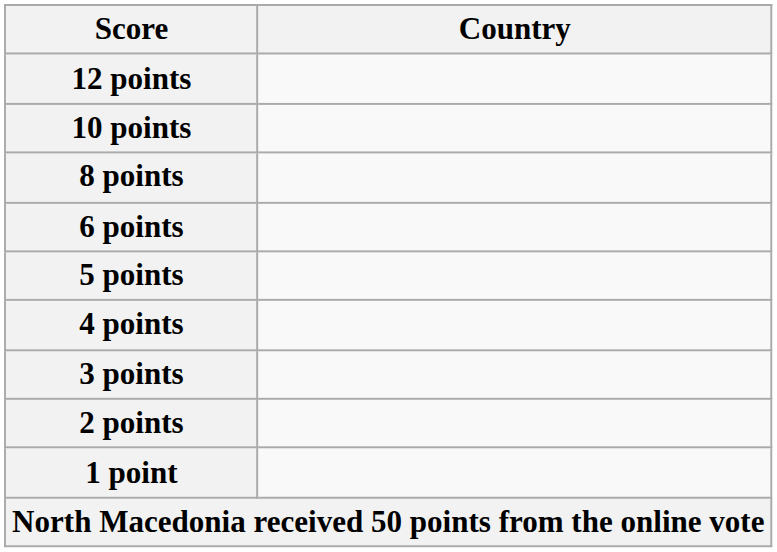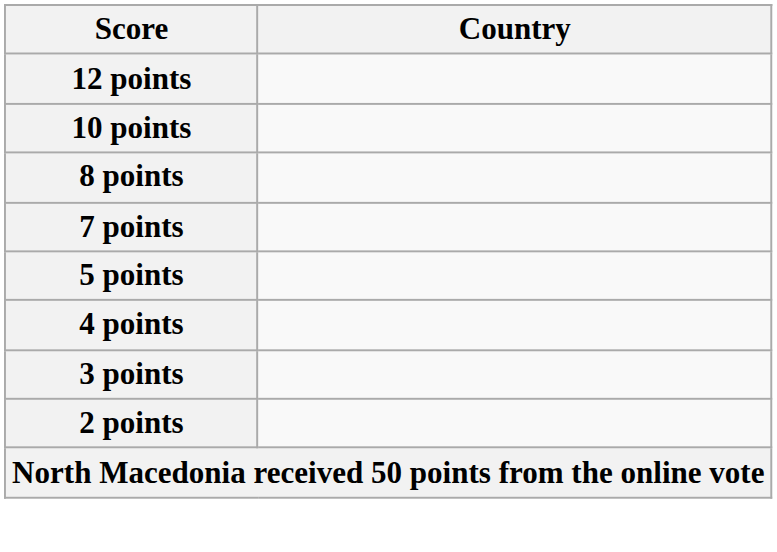+ row: (131, 226)
- row: (131, 226)
- row: (131, 472)
